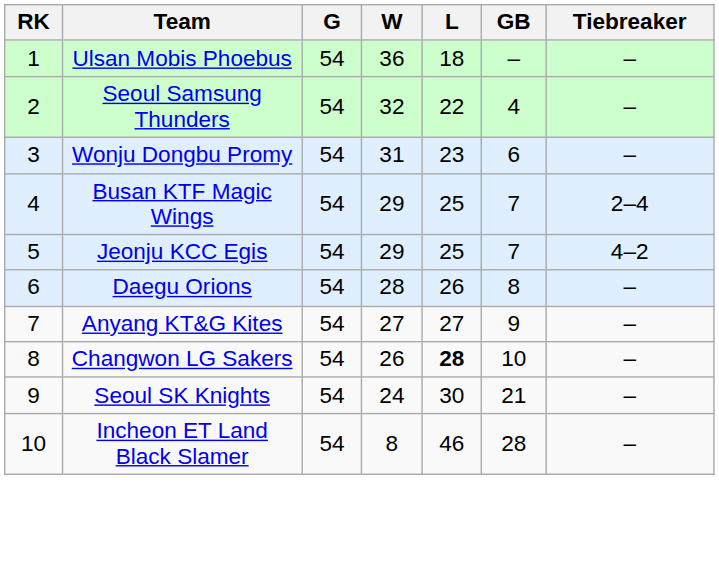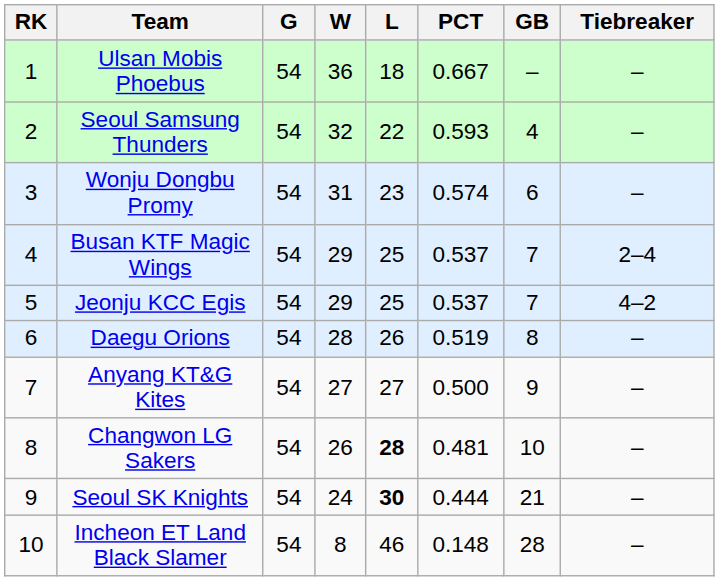+ column: (461, 22)
(452, 395) normal -> (392, 496) bold
